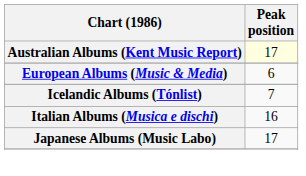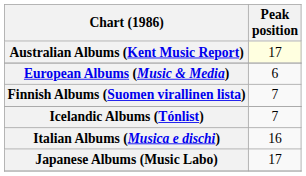+ row: (127, 95)
